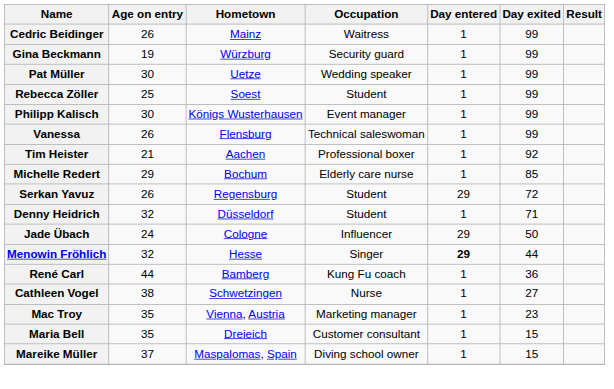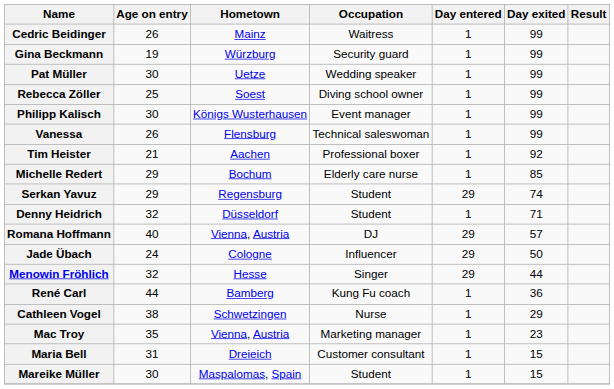(366, 94) Student -> (371, 94) Diving school owner
(147, 194) 26 -> (152, 194) 29
(532, 194) 72 -> (536, 194) 74
+ row: (59, 234)
(464, 254) bold -> (468, 274) normal
(532, 294) 27 -> (536, 314) 29
(147, 334) 35 -> (152, 354) 31
(147, 354) 37 -> (152, 374) 30
(366, 354) Diving school owner -> (371, 374) Student
